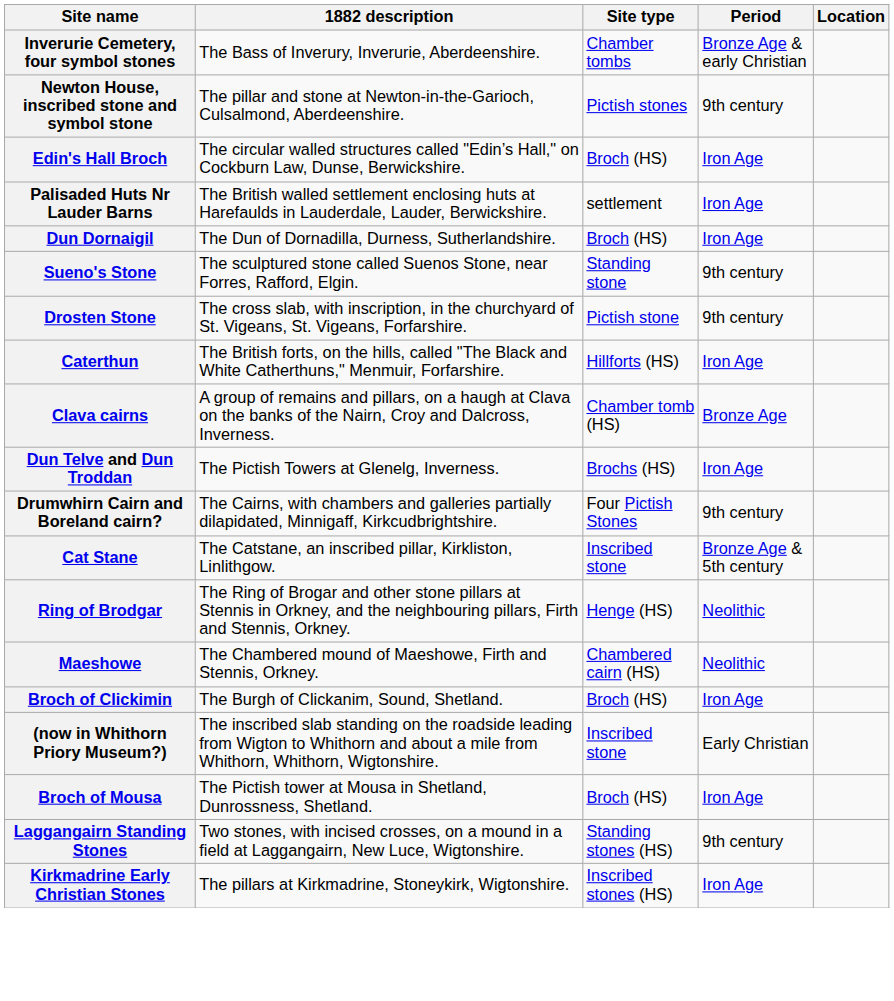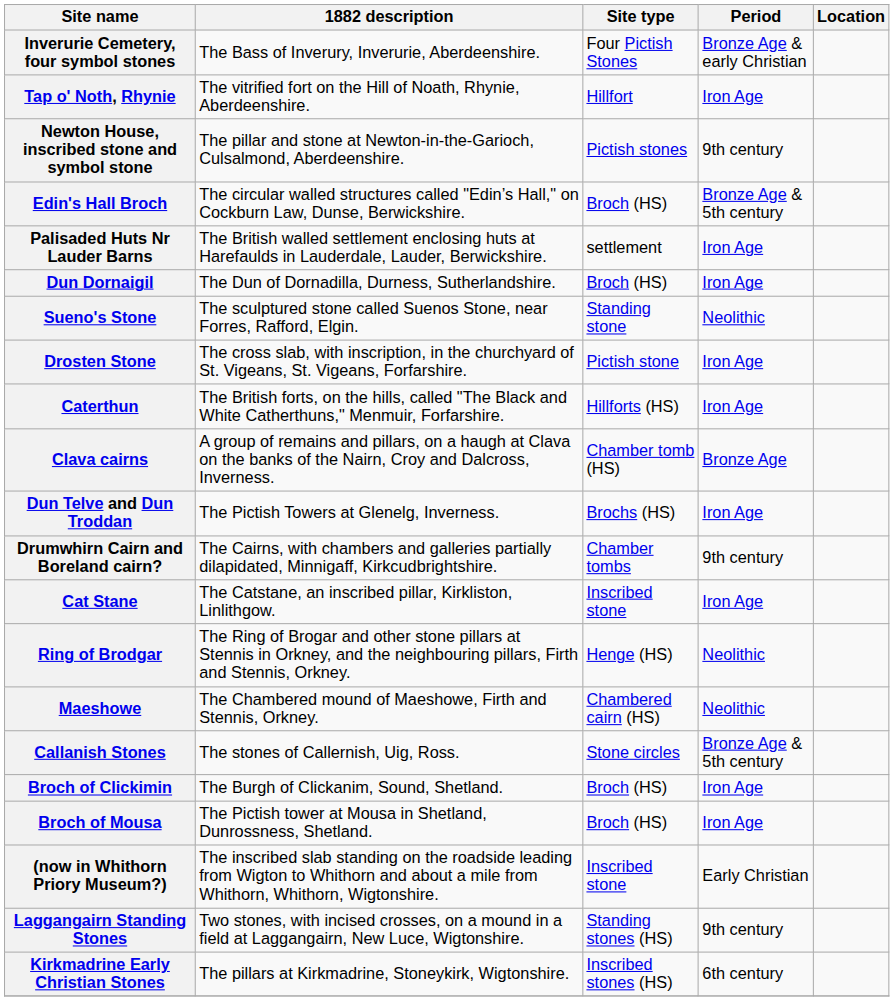(620, 52) Chamber tombs -> (630, 52) Four Pictish Stones
+ row: (100, 96)
(733, 159) Iron Age -> (752, 203) Bronze Age & 5th century
(743, 273) 9th century -> (734, 317) Neolithic
(743, 317) 9th century -> (733, 362) Iron Age
(630, 513) Four Pictish Stones -> (620, 557) Chamber tombs
(752, 557) Bronze Age & 5th century -> (733, 601) Iron Age
+ row: (100, 752)
rows swapped: (100, 797) <-> (100, 743)
(733, 885) Iron Age -> (743, 974) 6th century
